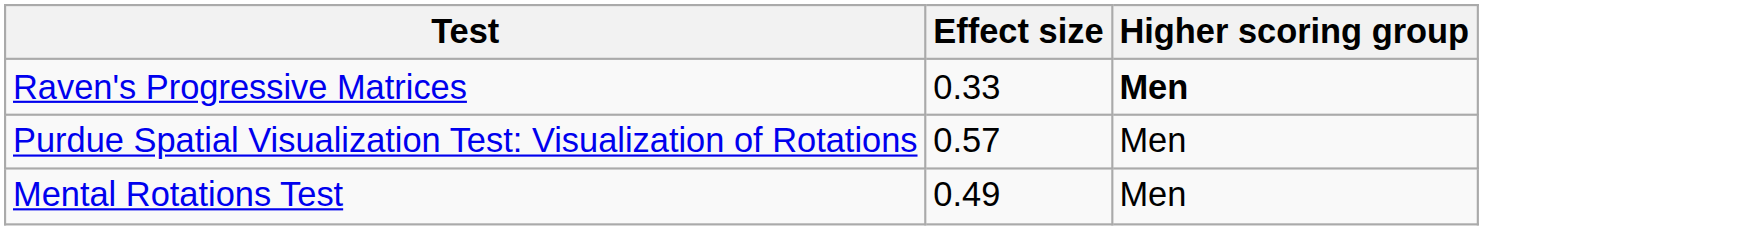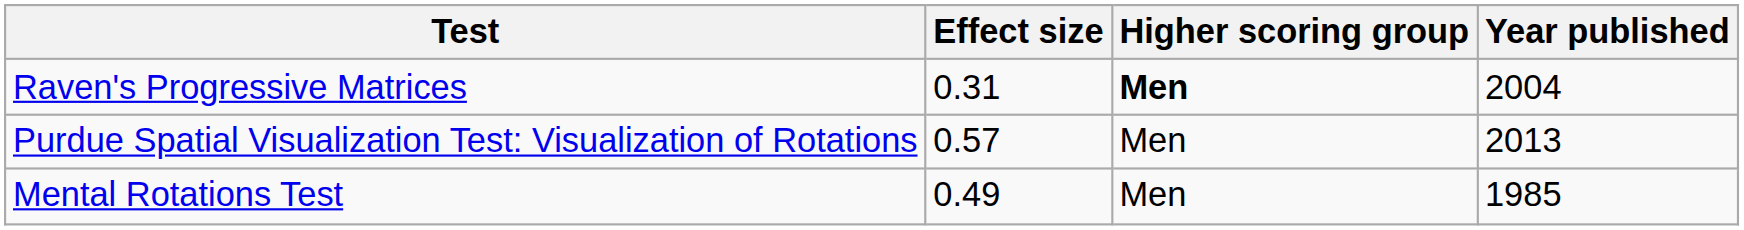+ column: (1607, 31)
(967, 86) 0.33 -> (967, 86) 0.31
